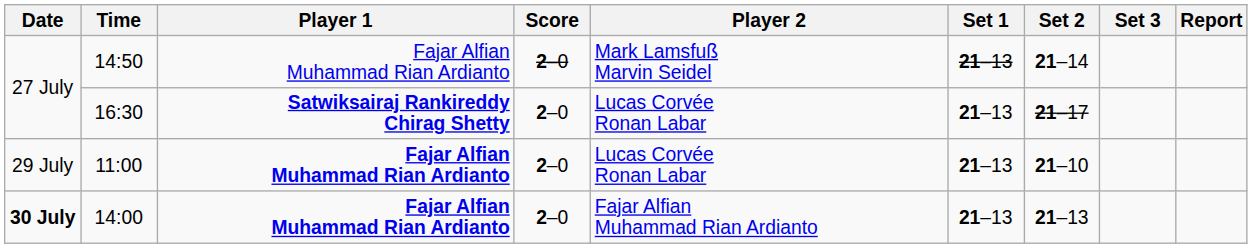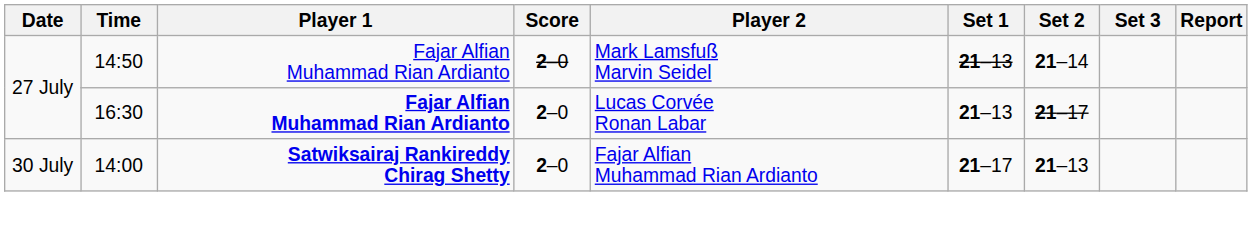(399, 113) Satwiksairaj Rankireddy Chirag Shetty -> (391, 113) Fajar Alfian Muhammad Rian Ardianto
- row: (119, 165)
(43, 217) bold -> (43, 165) normal
(391, 217) Fajar Alfian Muhammad Rian Ardianto -> (399, 165) Satwiksairaj Rankireddy Chirag Shetty
(986, 217) 21–13 -> (986, 165) 21–17
